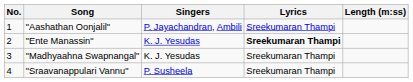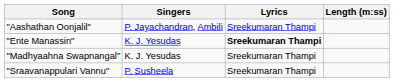- column: (14, 12)
